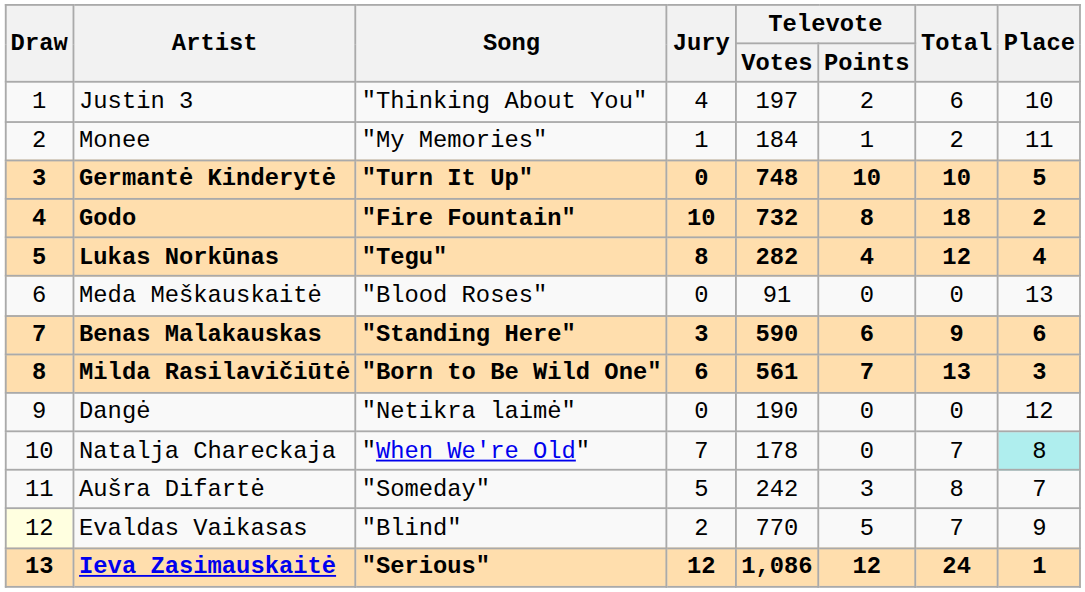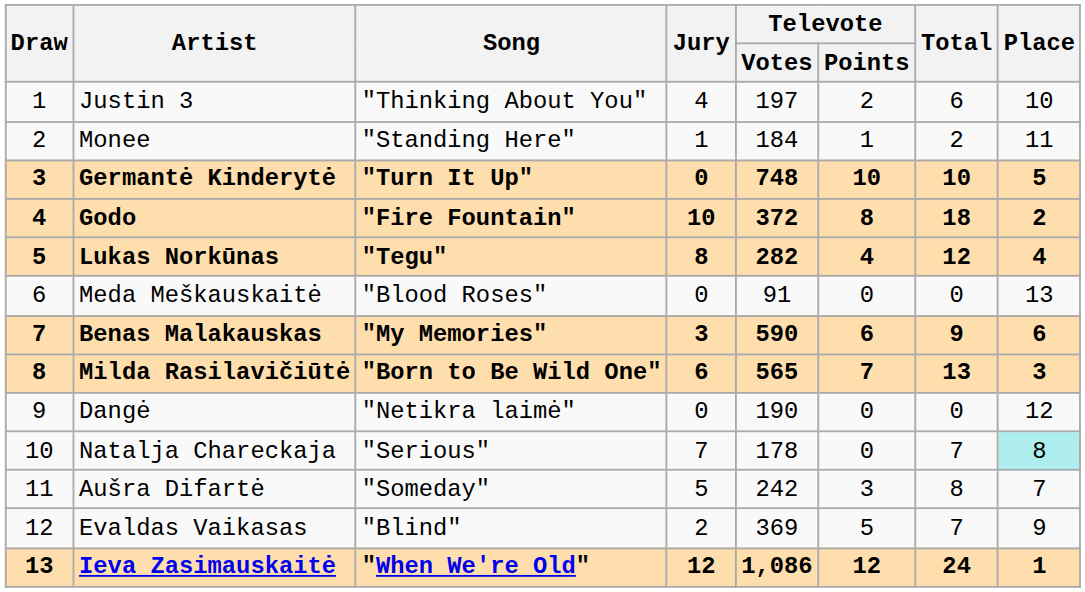(454, 141) "My Memories" -> (469, 141) "Standing Here"
(777, 218) 732 -> (777, 218) 372
(469, 334) "Standing Here" -> (454, 334) "My Memories"
(777, 373) 561 -> (777, 373) 565
(476, 451) "When We're Old" -> (426, 451) "Serious"
(39, 528) lightyellow background -> (39, 528) no background
(777, 528) 770 -> (777, 528) 369
(426, 567) "Serious" -> (476, 567) "When We're Old"
